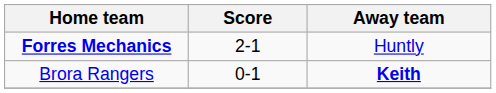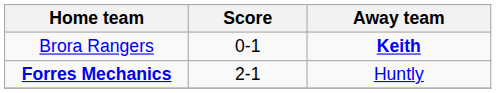rows swapped: (97, 74) <-> (97, 46)
